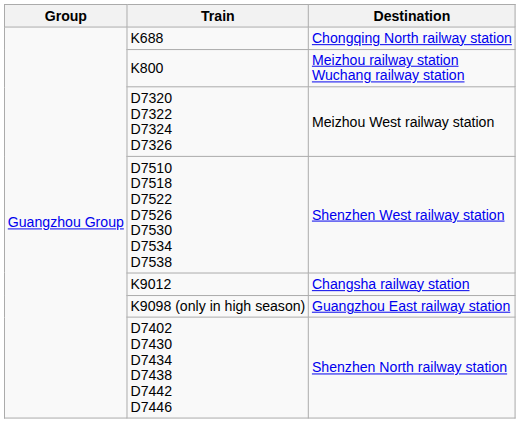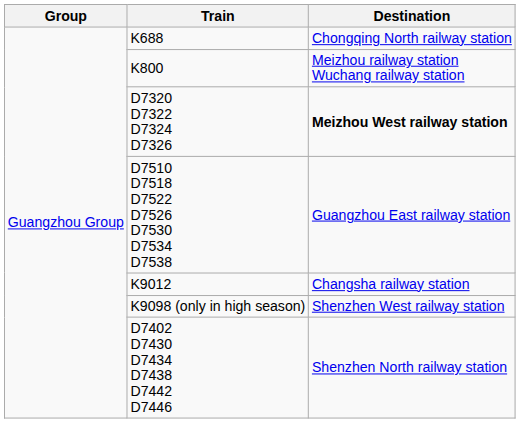(403, 122) normal -> (410, 122) bold
(408, 215) Shenzhen West railway station -> (411, 215) Guangzhou East railway station
(411, 307) Guangzhou East railway station -> (408, 307) Shenzhen West railway station
